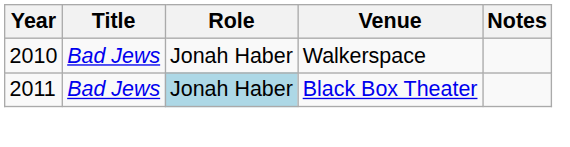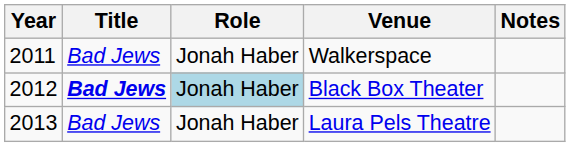(33, 55) 2010 -> (33, 55) 2011
(33, 89) 2011 -> (33, 89) 2012
(114, 89) normal -> (117, 89) bold
+ row: (400, 123)
